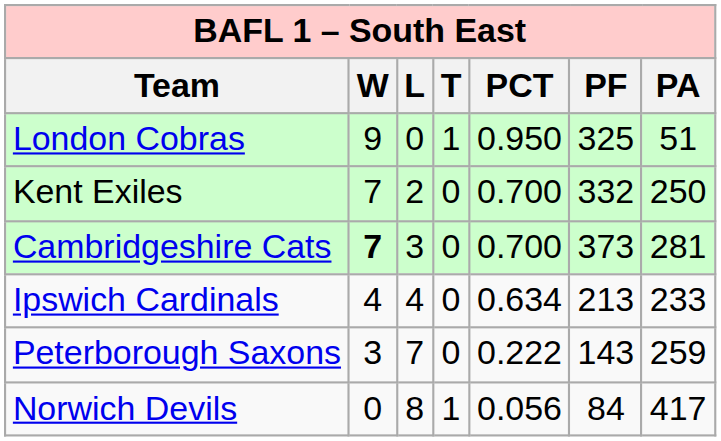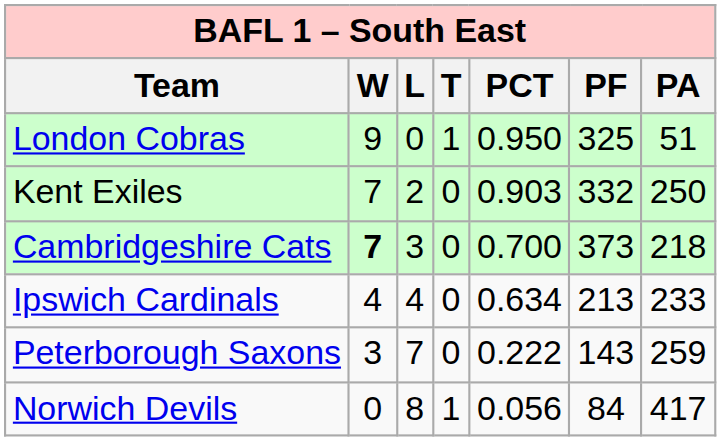(520, 192) 0.700 -> (520, 192) 0.903
(678, 246) 281 -> (678, 246) 218
